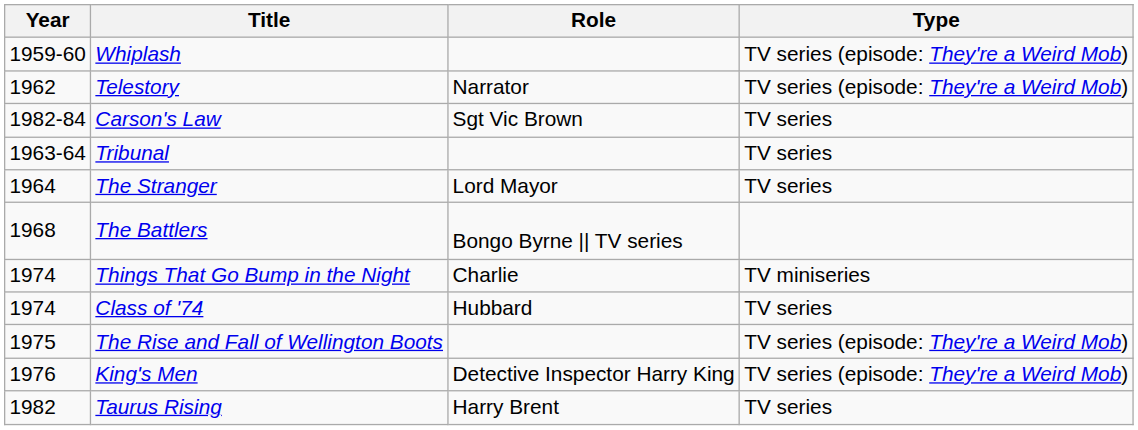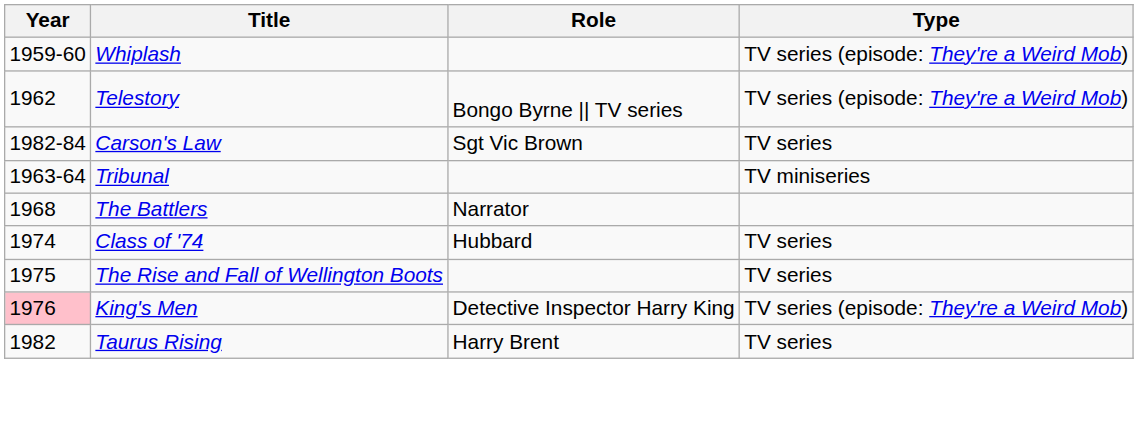(491, 86) Narrator -> (568, 110) Bongo Byrne || TV series
(788, 152) TV series -> (807, 176) TV miniseries
- row: (156, 185)
(568, 242) Bongo Byrne || TV series -> (491, 209) Narrator
- row: (253, 275)
(936, 341) TV series (episode: They're a Weird Mob) -> (788, 275) TV series
(33, 374) no background -> (33, 308) pink background
